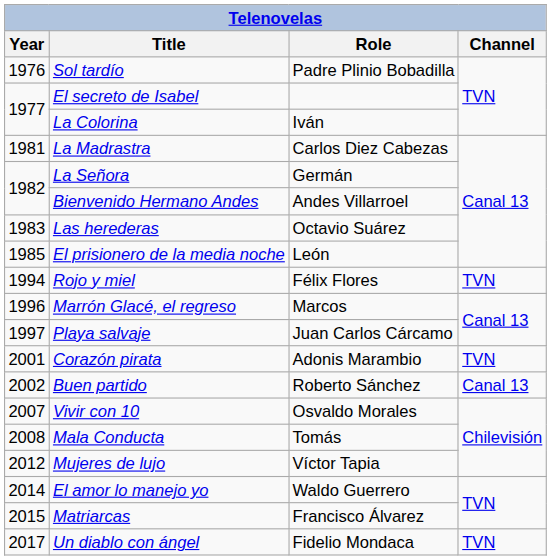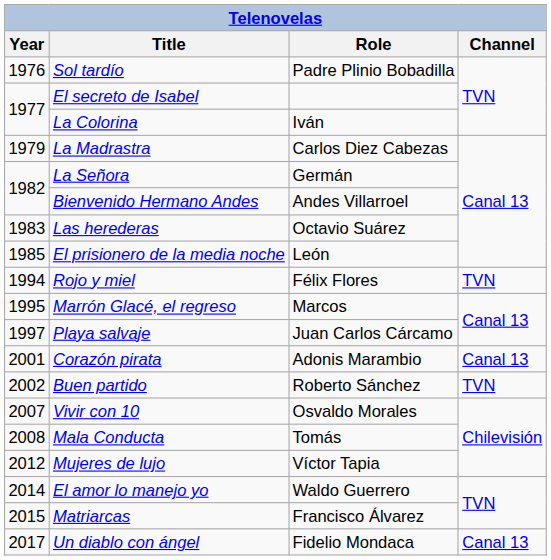(27, 149) 1981 -> (27, 149) 1979
(27, 306) 1996 -> (27, 306) 1995
(479, 359) TVN -> (495, 359) Canal 13
(495, 385) Canal 13 -> (479, 385) TVN
(479, 542) TVN -> (495, 542) Canal 13
